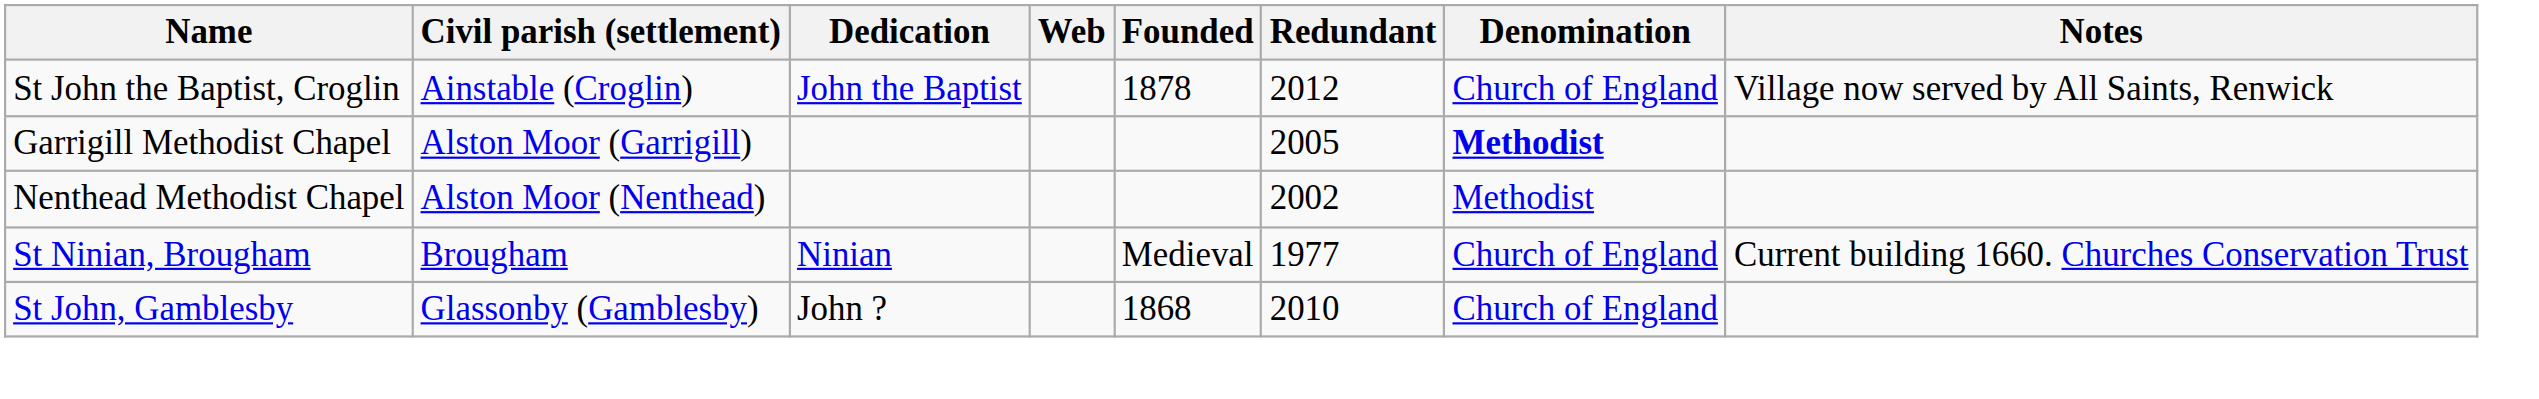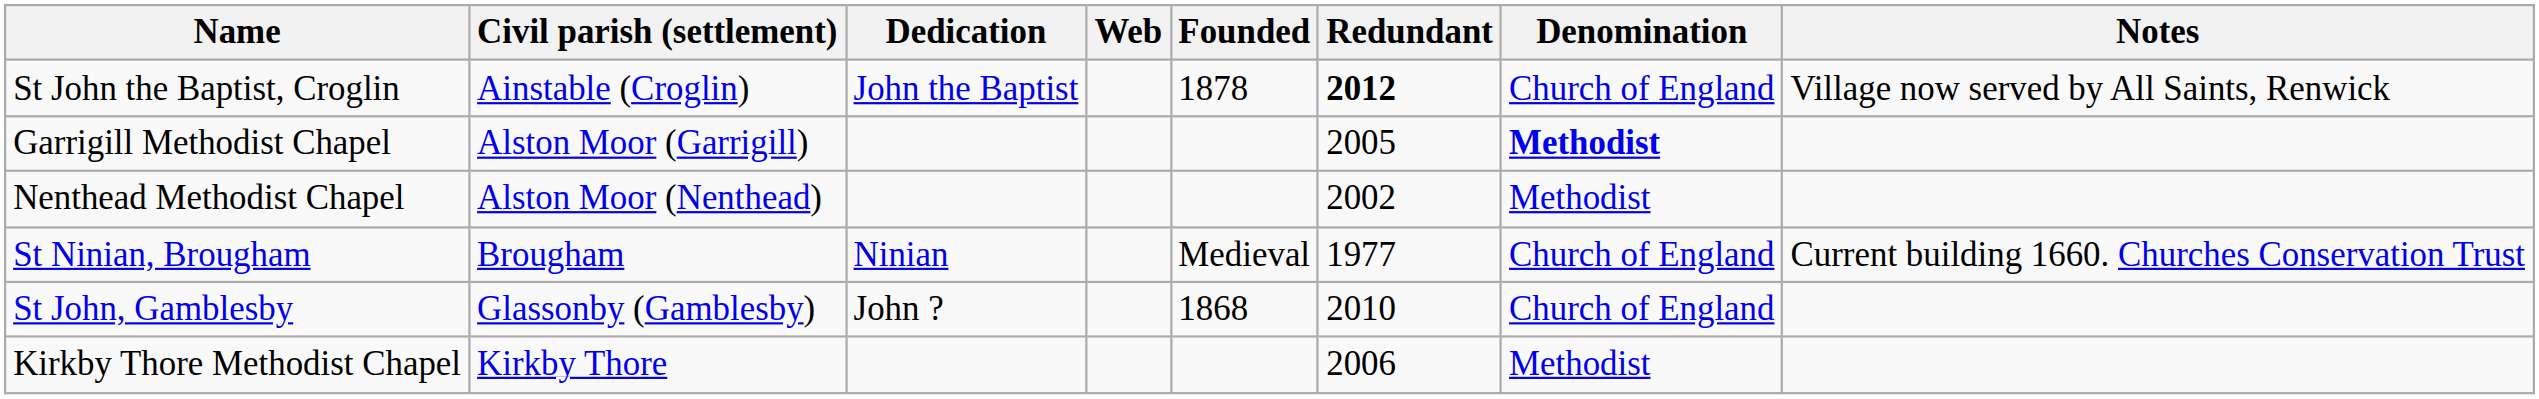(1305, 87) normal -> (1361, 87) bold
+ row: (237, 364)
